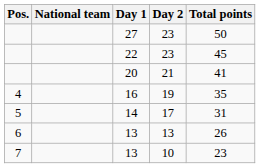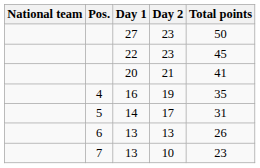columns swapped: (18, 14) <-> (72, 14)
